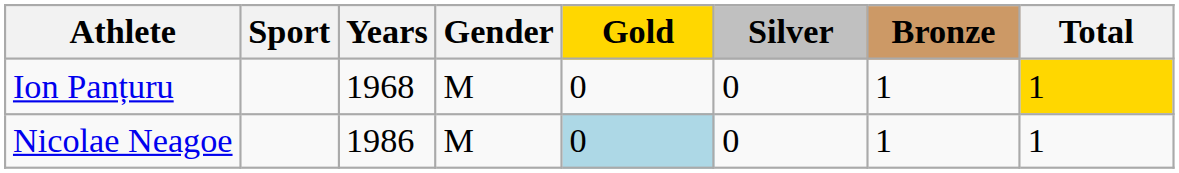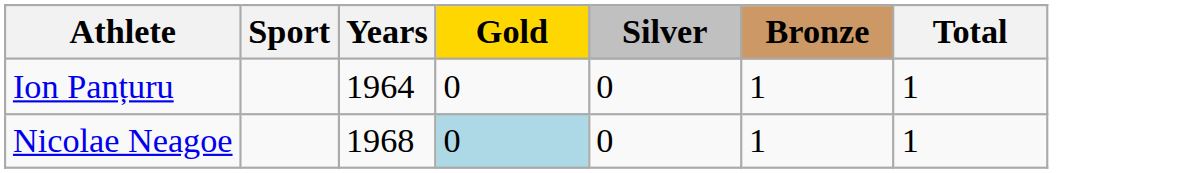- column: (499, 31)
(380, 85) 1968 -> (380, 85) 1964
(1036, 85) gold background -> (910, 85) no background
(380, 140) 1986 -> (380, 140) 1968
